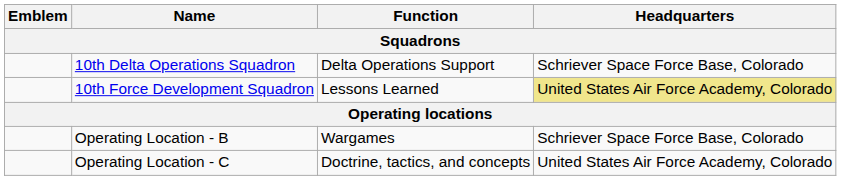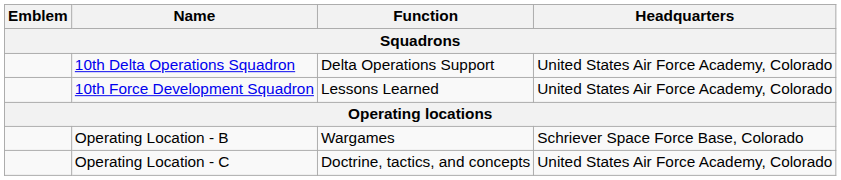(670, 65) Schriever Space Force Base, Colorado -> (685, 65) United States Air Force Academy, Colorado
(685, 89) khaki background -> (685, 89) no background
